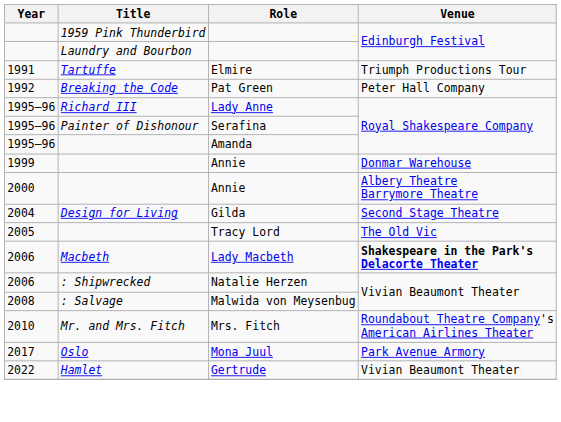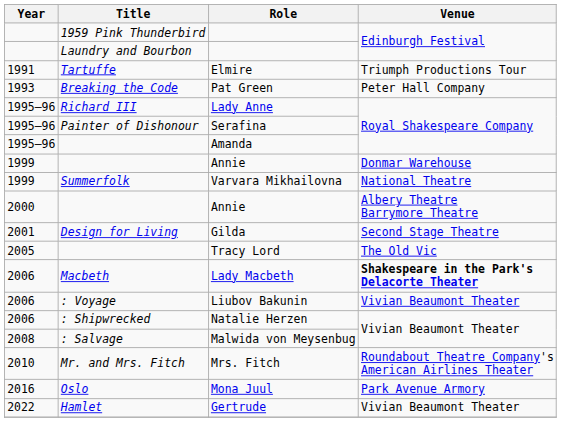(21, 88) 1992 -> (21, 88) 1993
+ row: (95, 182)
(21, 213) 2004 -> (21, 232) 2001
+ row: (88, 301)
(21, 352) 2017 -> (21, 389) 2016
